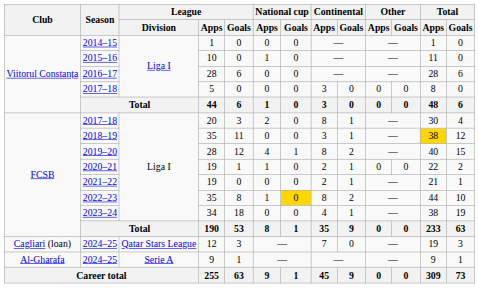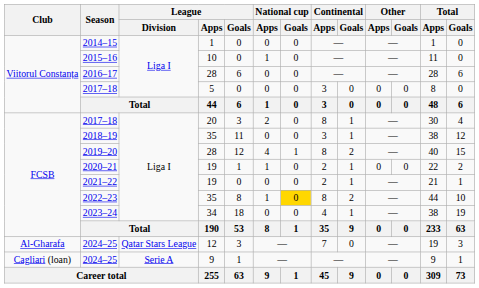(433, 136) gold background -> (433, 136) no background
(42, 244) Cagliari (loan) -> (42, 244) Al-Gharafa
(42, 259) Al-Gharafa -> (42, 259) Cagliari (loan)
